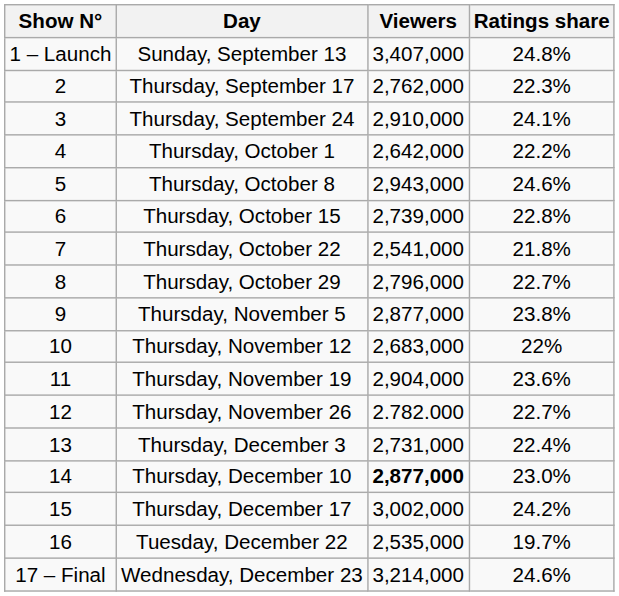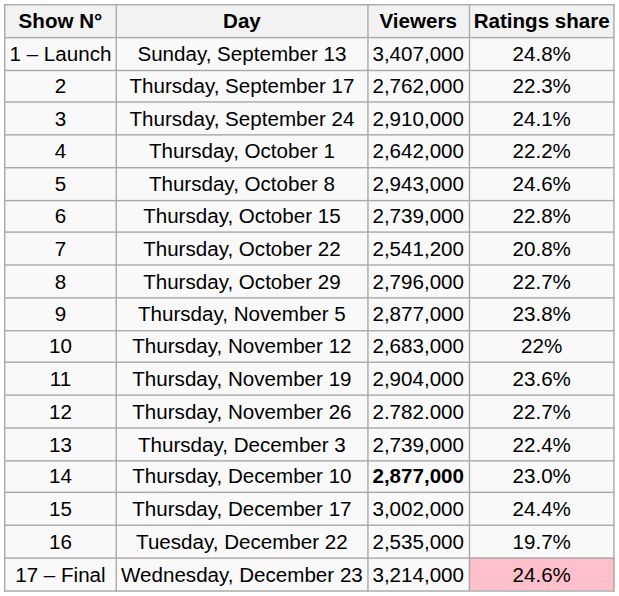(418, 249) 2,541,000 -> (418, 249) 2,541,200
(542, 249) 21.8% -> (542, 249) 20.8%
(418, 444) 2,731,000 -> (418, 444) 2,739,000
(542, 509) 24.2% -> (542, 509) 24.4%
(542, 574) no background -> (542, 574) pink background
